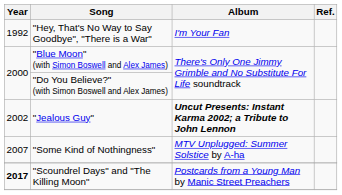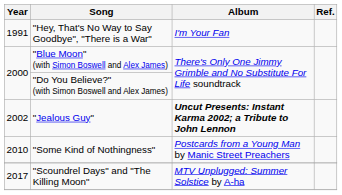(17, 33) 1992 -> (17, 33) 1991
(17, 150) 2007 -> (17, 150) 2010
(231, 150) MTV Unplugged: Summer Solstice by A-ha -> (237, 150) Postcards from a Young Man by Manic Street Preachers
(17, 176) bold -> (17, 176) normal
(237, 176) Postcards from a Young Man by Manic Street Preachers -> (231, 176) MTV Unplugged: Summer Solstice by A-ha
